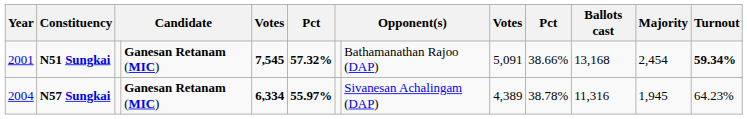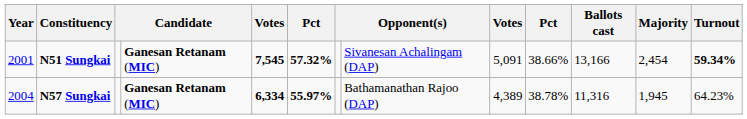(401, 59) Bathamanathan Rajoo (DAP) -> (403, 59) Sivanesan Achalingam (DAP)
(592, 59) 13,168 -> (592, 59) 13,166
(403, 96) Sivanesan Achalingam (DAP) -> (401, 96) Bathamanathan Rajoo (DAP)
